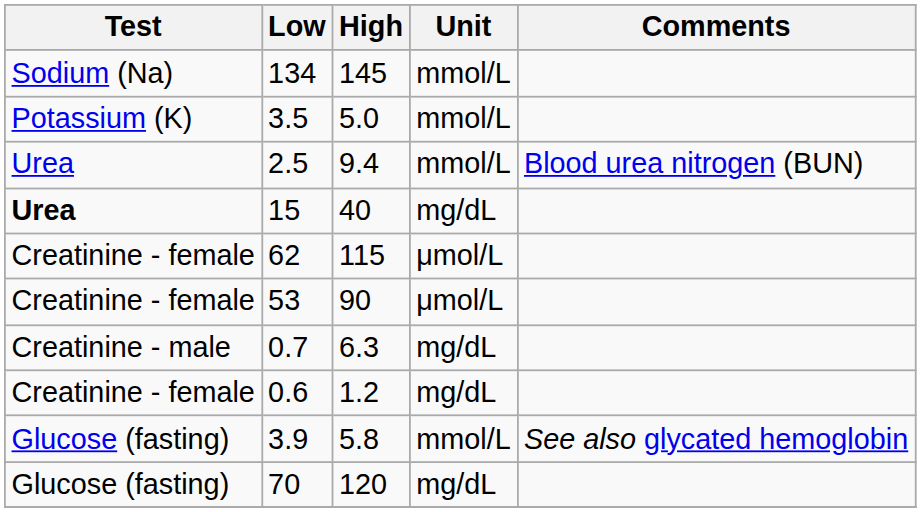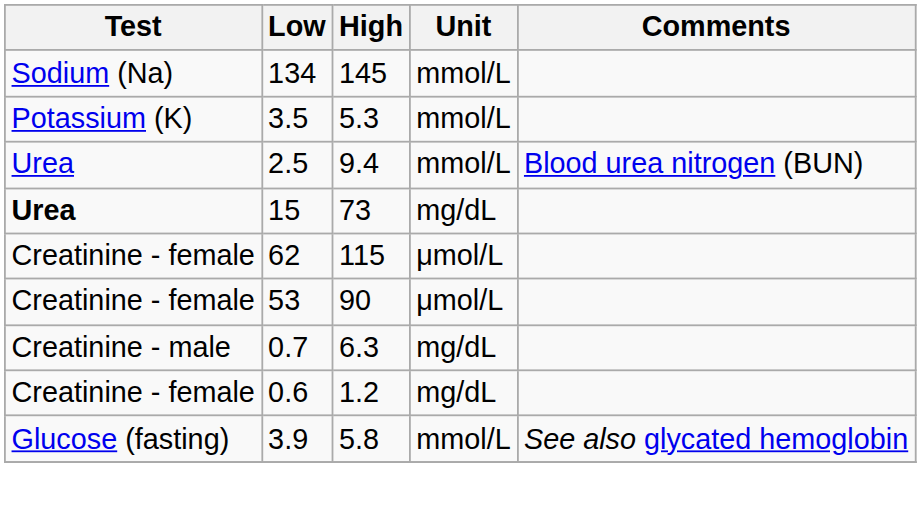(359, 118) 5.0 -> (359, 118) 5.3
(355, 210) 40 -> (355, 210) 73
- row: (284, 484)
